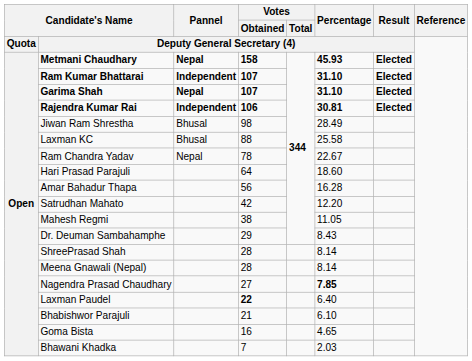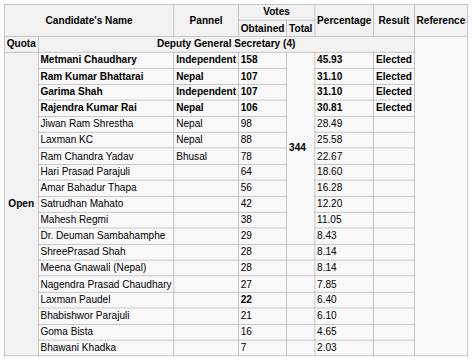(190, 60) Nepal -> (206, 60) Independent
(206, 76) Independent -> (190, 76) Nepal
(190, 92) Nepal -> (206, 92) Independent
(206, 108) Independent -> (190, 108) Nepal
(192, 124) Bhusal -> (189, 124) Nepal
(192, 140) Bhusal -> (189, 140) Nepal
(189, 156) Nepal -> (192, 156) Bhusal
(327, 284) bold -> (327, 284) normal
